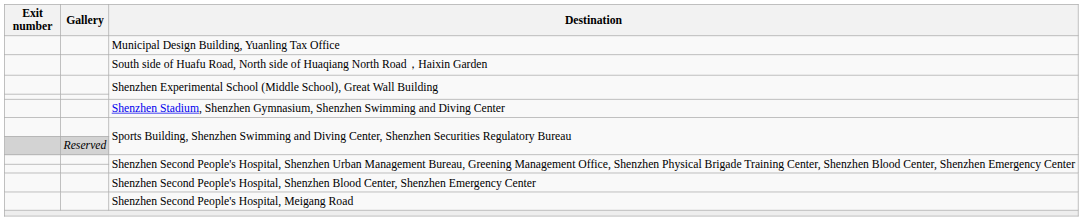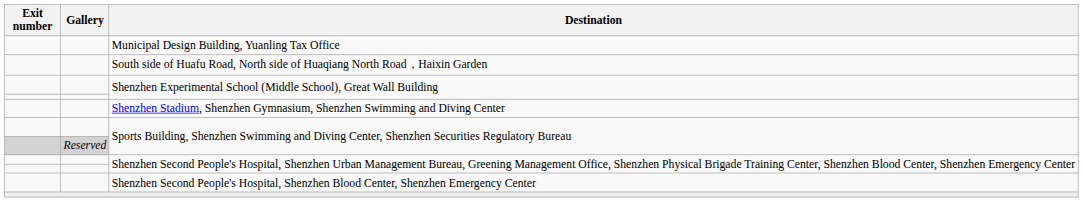- row: (85, 201)
